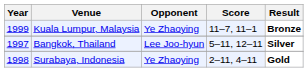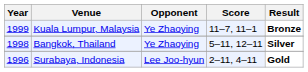(18, 44) 1997 -> (18, 44) 1998
(174, 44) Lee Joo-hyun -> (171, 44) Ye Zhaoying
(18, 60) 1998 -> (18, 60) 1996
(171, 60) Ye Zhaoying -> (174, 60) Lee Joo-hyun
